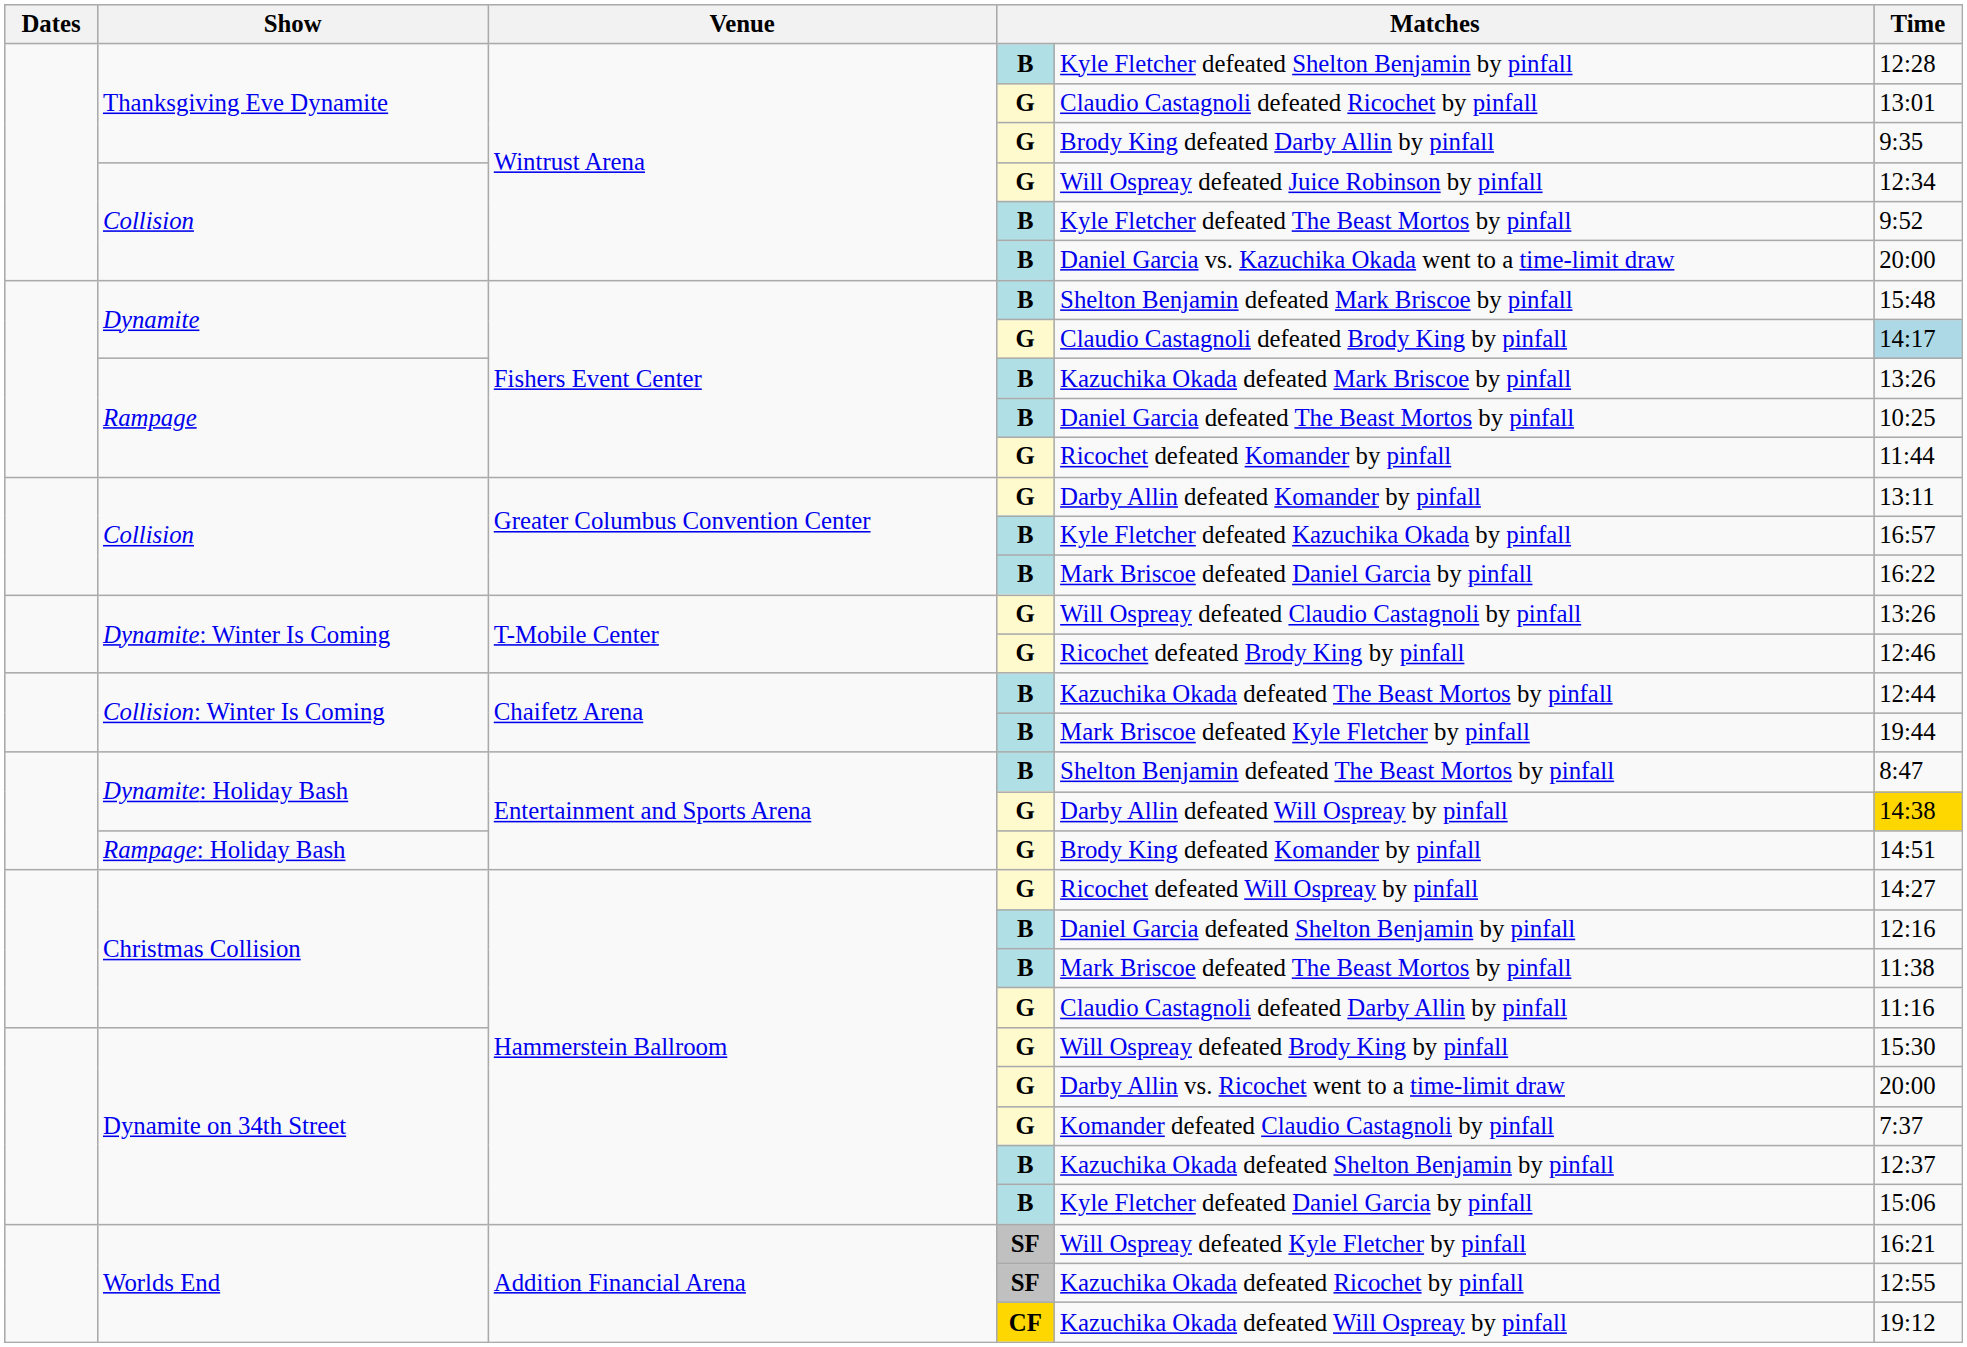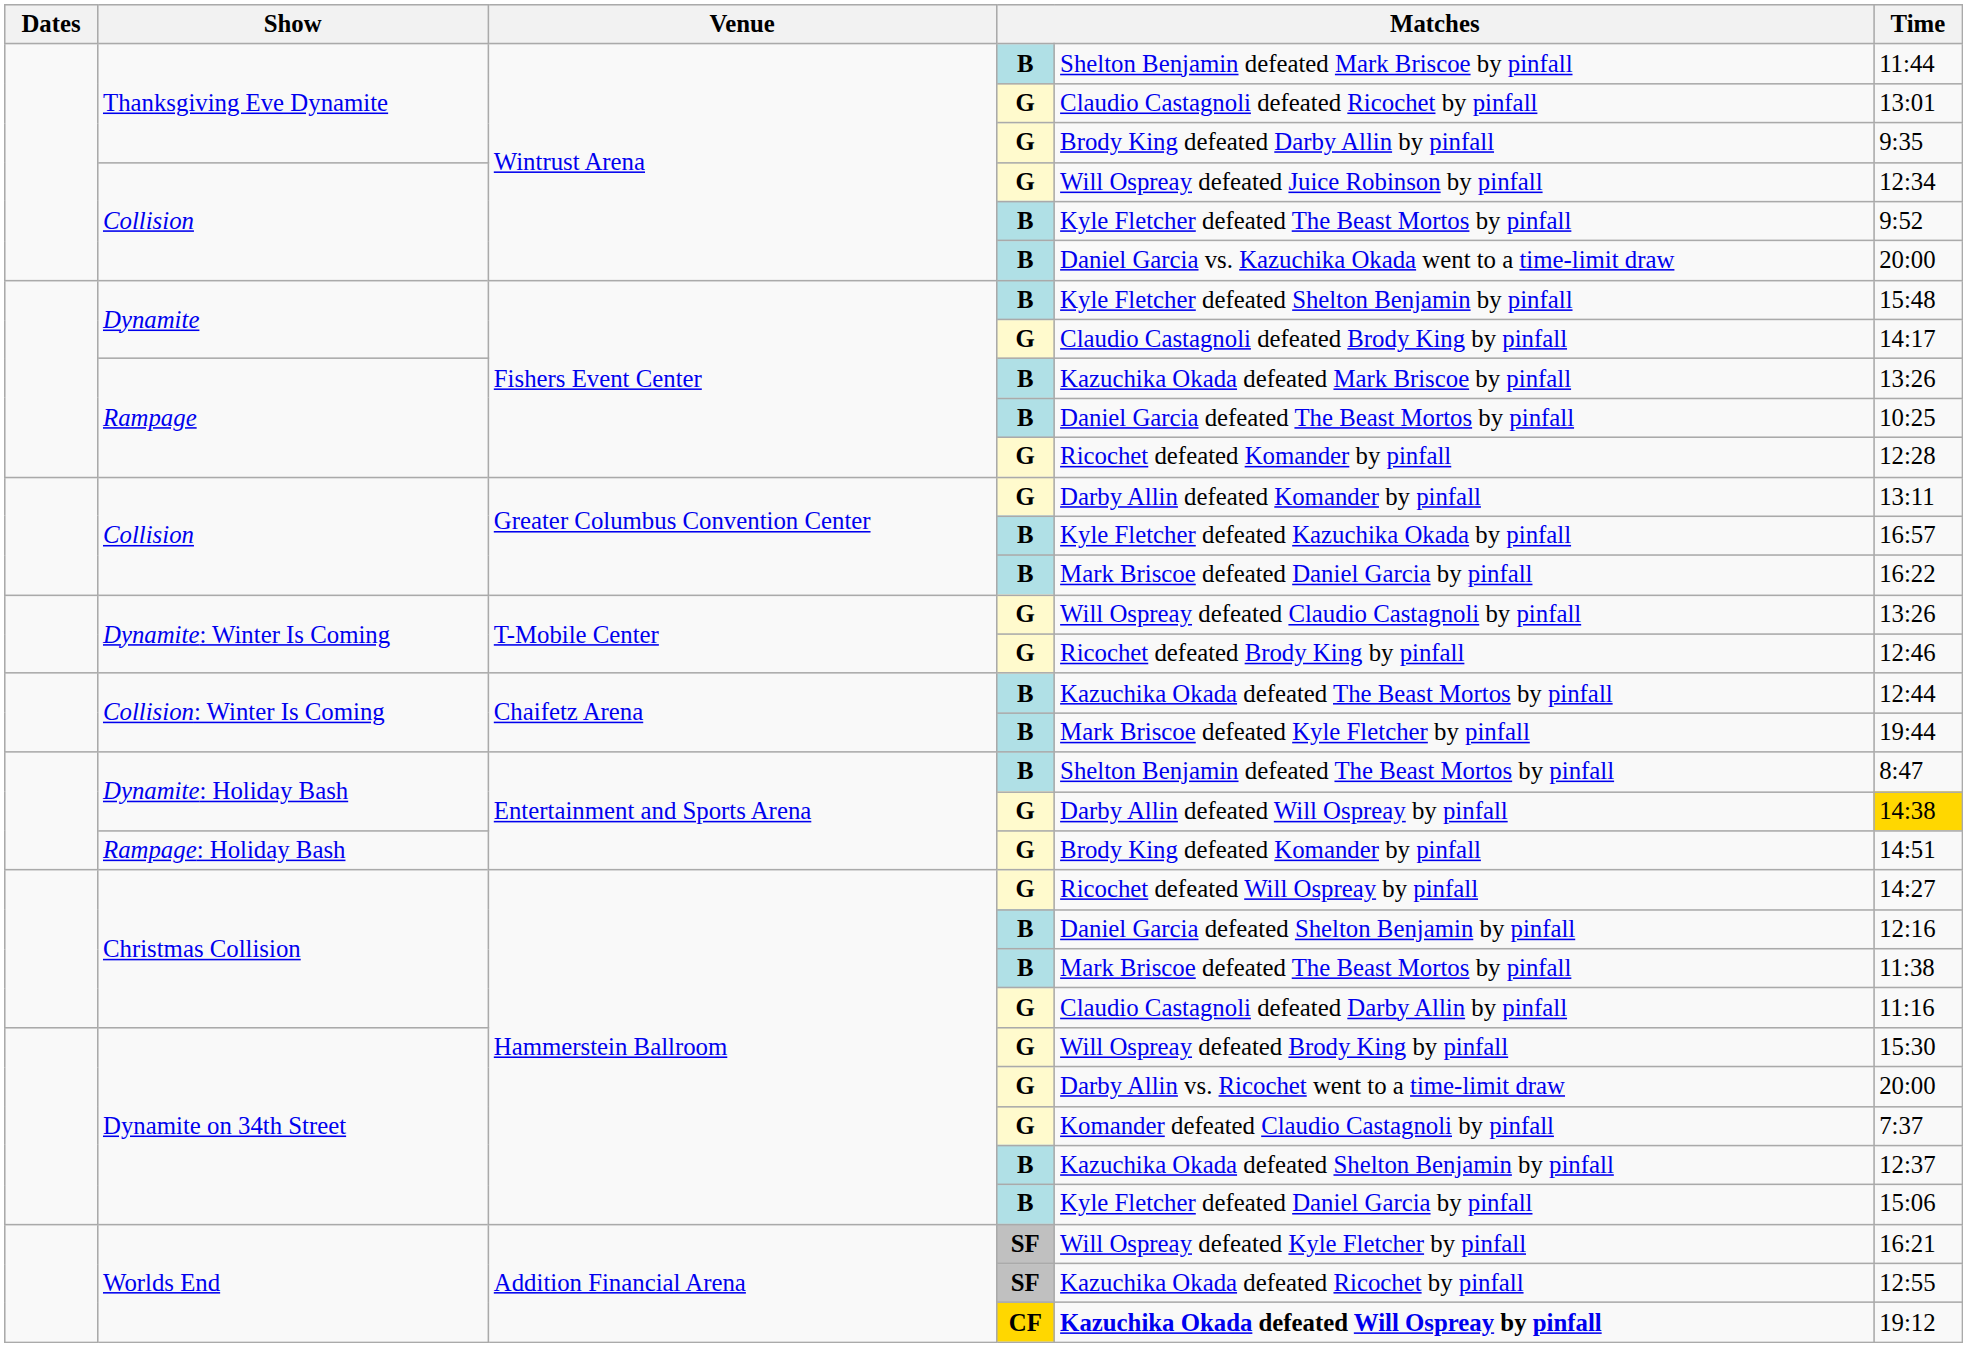(1316, 63) Kyle Fletcher defeated Shelton Benjamin by pinfall -> (1316, 63) Shelton Benjamin defeated Mark Briscoe by pinfall
(1907, 63) 12:28 -> (1907, 63) 11:44
(1316, 299) Shelton Benjamin defeated Mark Briscoe by pinfall -> (1316, 299) Kyle Fletcher defeated Shelton Benjamin by pinfall
(1907, 338) lightblue background -> (1907, 338) no background
(1907, 456) 11:44 -> (1907, 456) 12:28
(1313, 1322) normal -> (1331, 1322) bold
